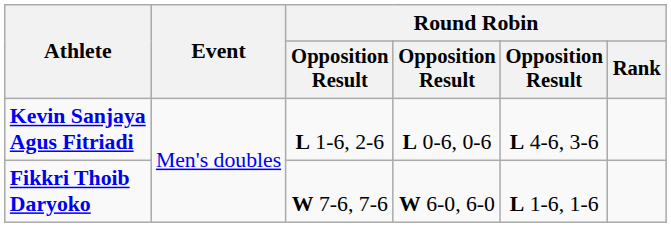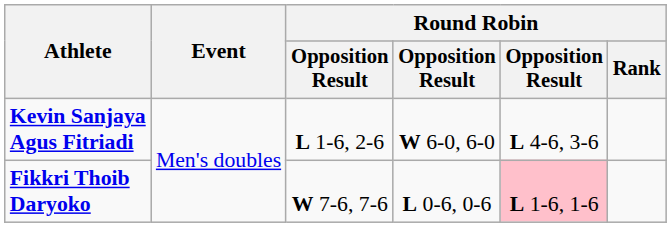(447, 142) L 0-6, 0-6 -> (447, 142) W 6-0, 6-0
(447, 203) W 6-0, 6-0 -> (447, 203) L 0-6, 0-6
(554, 203) no background -> (554, 203) pink background
